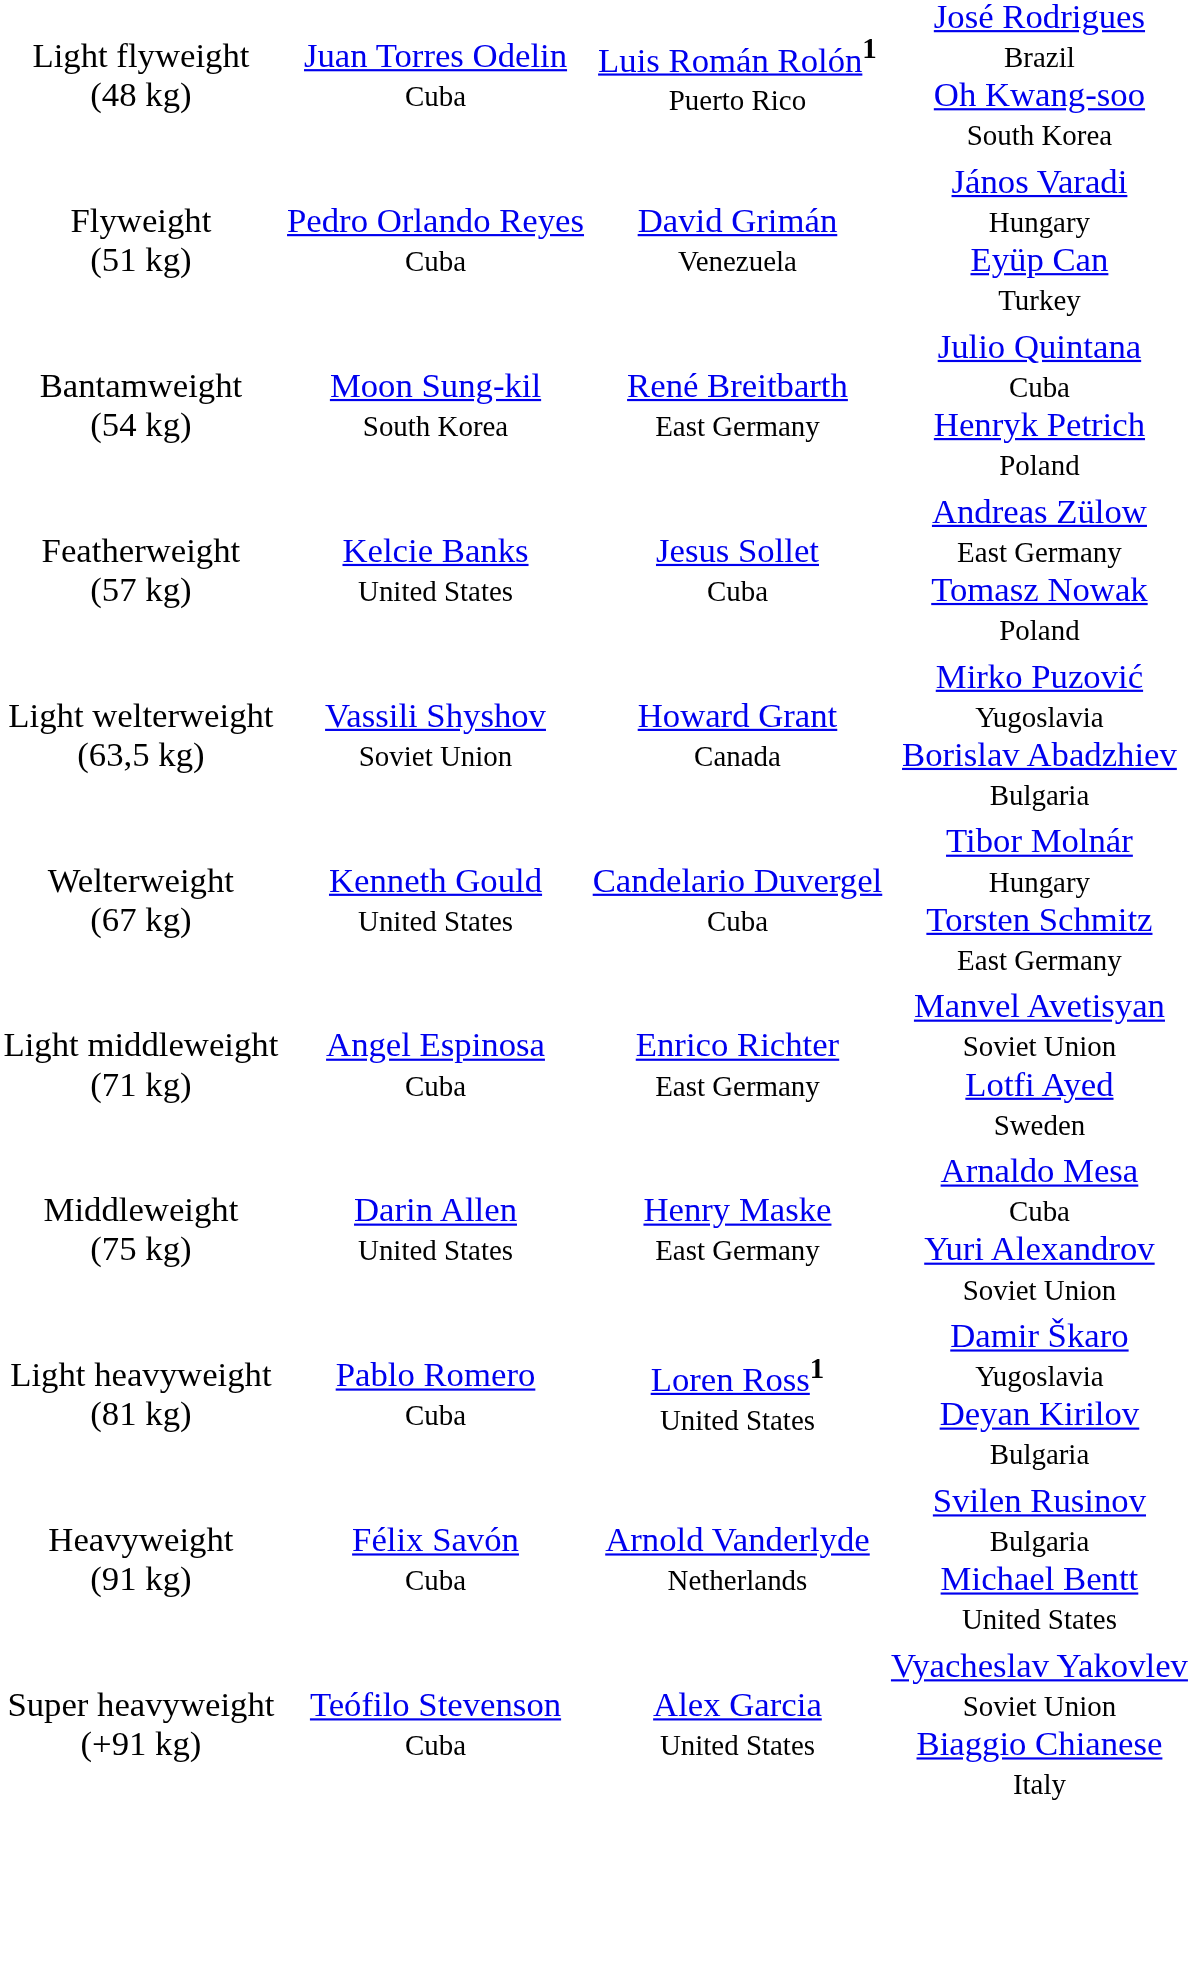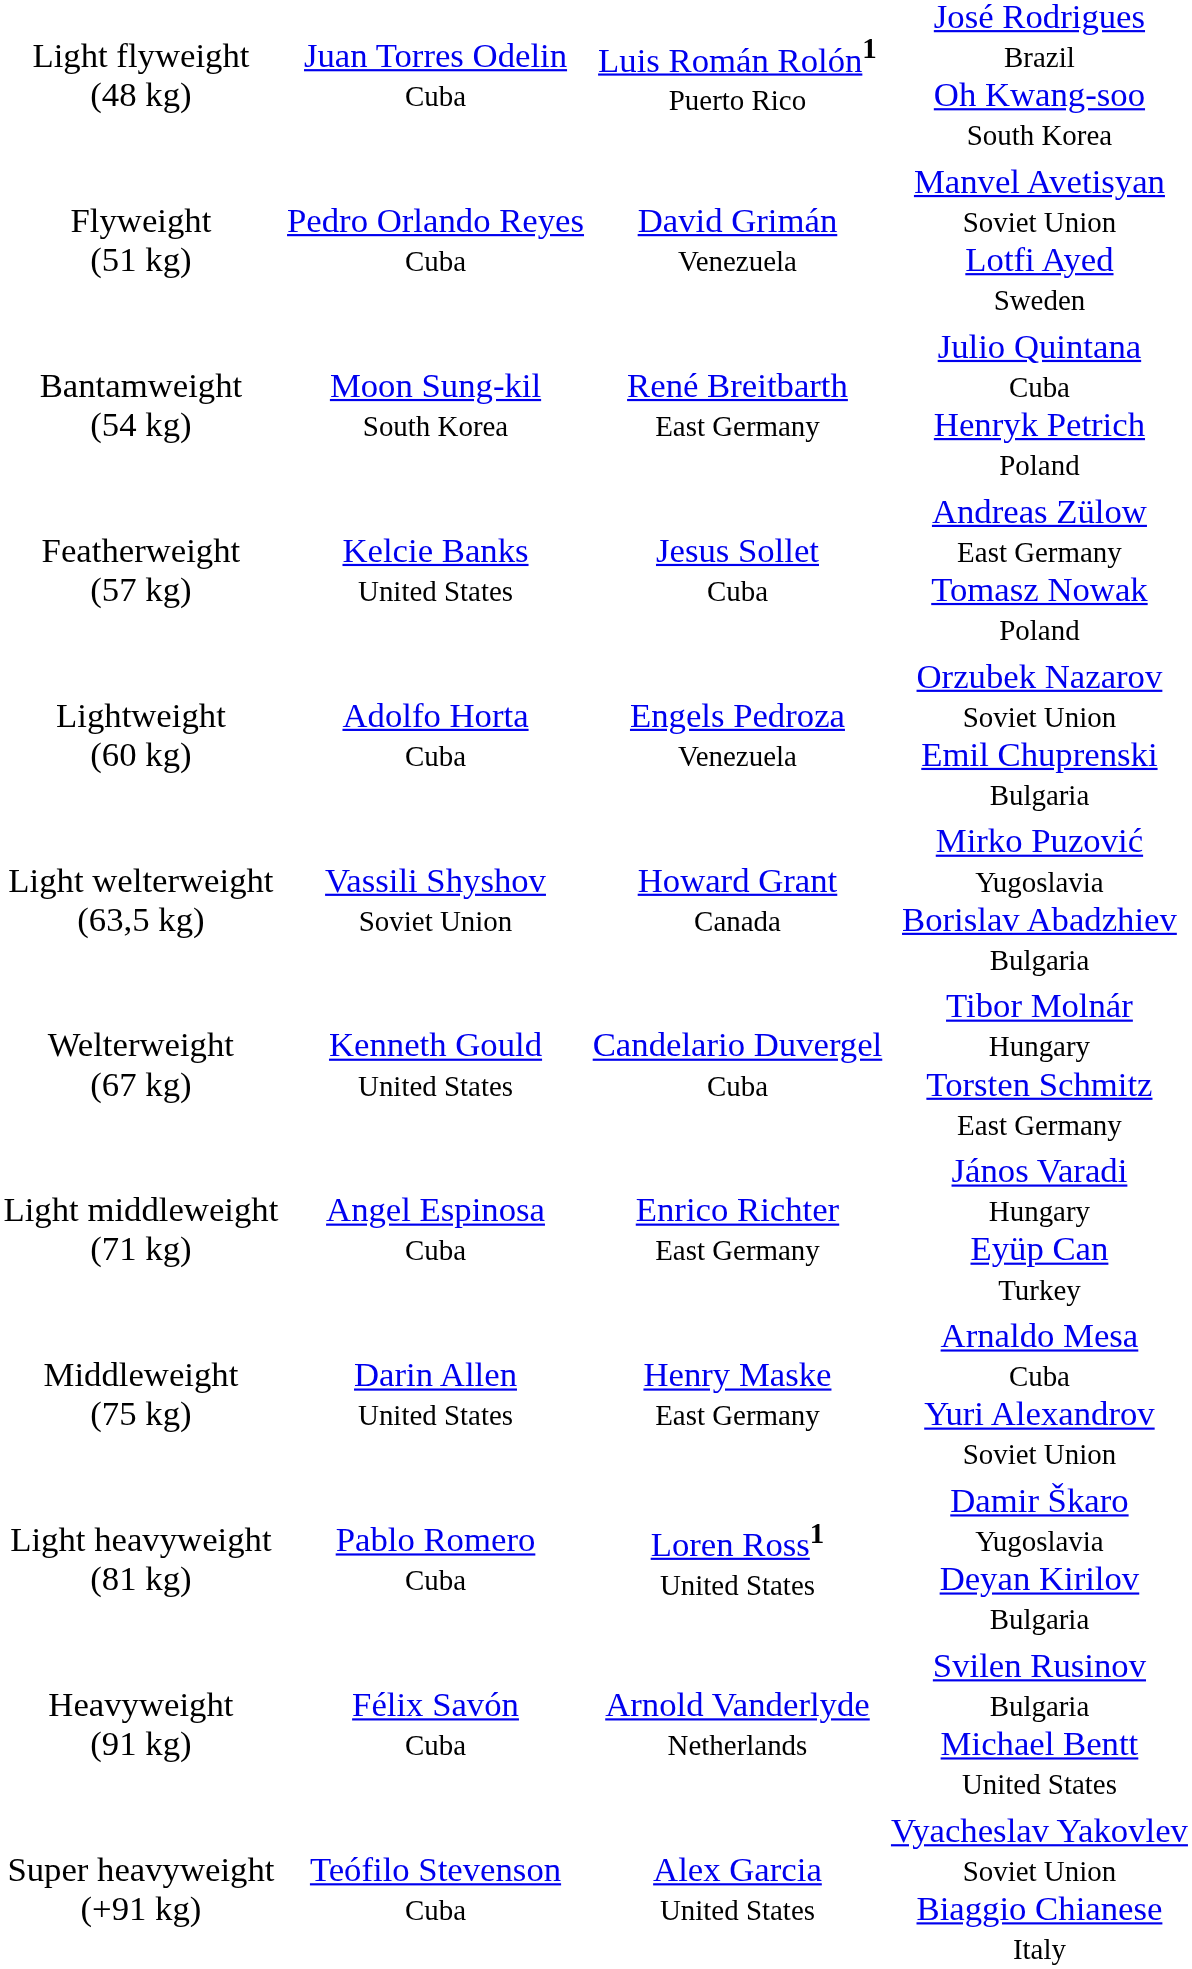(1039, 239) János Varadi Hungary Eyüp Can Turkey -> (1039, 239) Manvel Avetisyan Soviet Union Lotfi Ayed Sweden
+ row: (141, 734)
(1039, 1064) Manvel Avetisyan Soviet Union Lotfi Ayed Sweden -> (1039, 1229) János Varadi Hungary Eyüp Can Turkey
